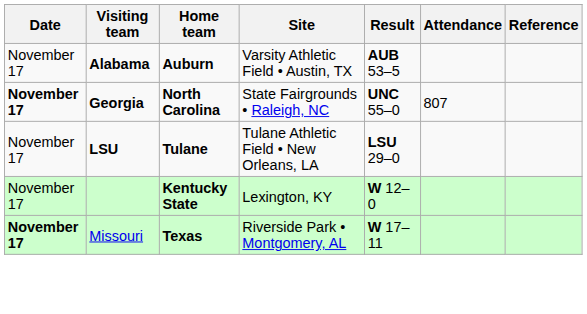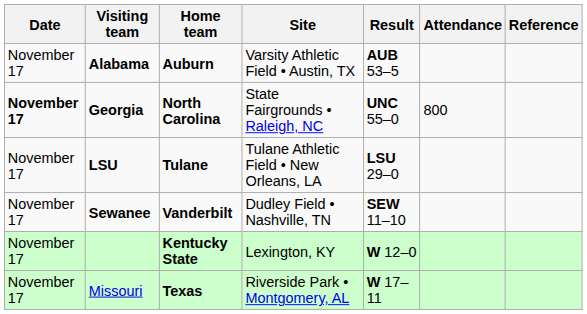(435, 102) 807 -> (435, 110) 800
+ row: (120, 213)
(43, 235) bold -> (41, 291) normal
